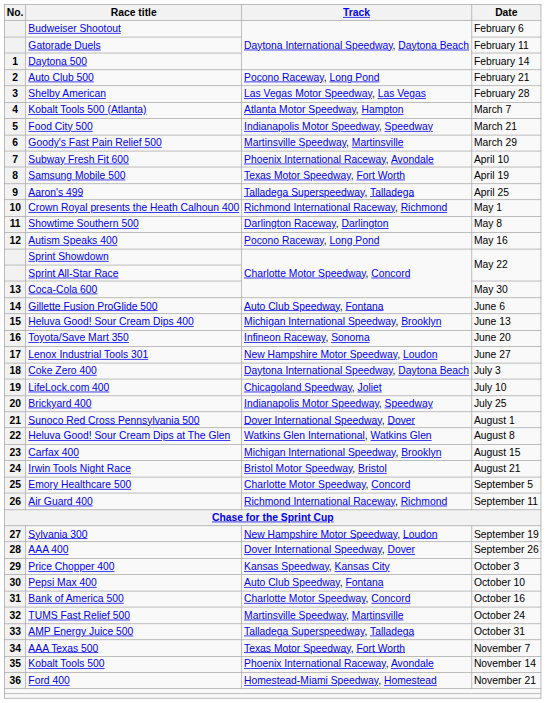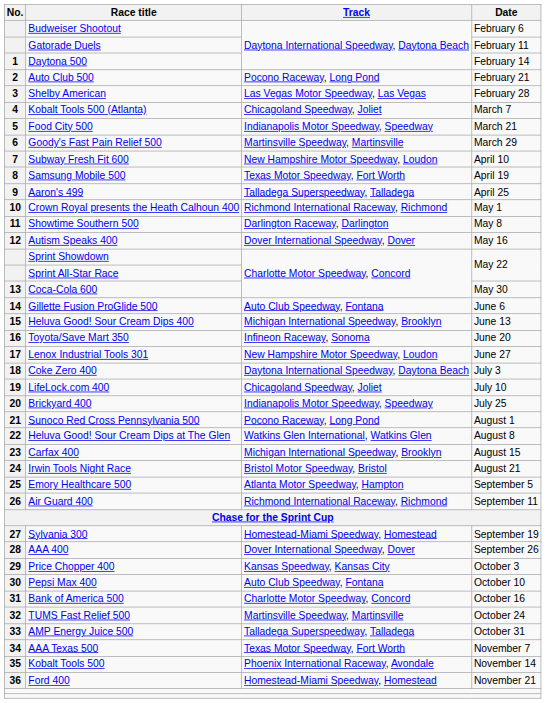(324, 110) Atlanta Motor Speedway, Hampton -> (313, 110) Chicagoland Speedway, Joliet
(339, 159) Phoenix International Raceway, Avondale -> (341, 159) New Hampshire Motor Speedway, Loudon
(312, 240) Pocono Raceway, Long Pond -> (330, 240) Dover International Speedway, Dover
(330, 419) Dover International Speedway, Dover -> (312, 419) Pocono Raceway, Long Pond
(327, 485) Charlotte Motor Speedway, Concord -> (324, 485) Atlanta Motor Speedway, Hampton
(341, 533) New Hampshire Motor Speedway, Loudon -> (340, 533) Homestead-Miami Speedway, Homestead
